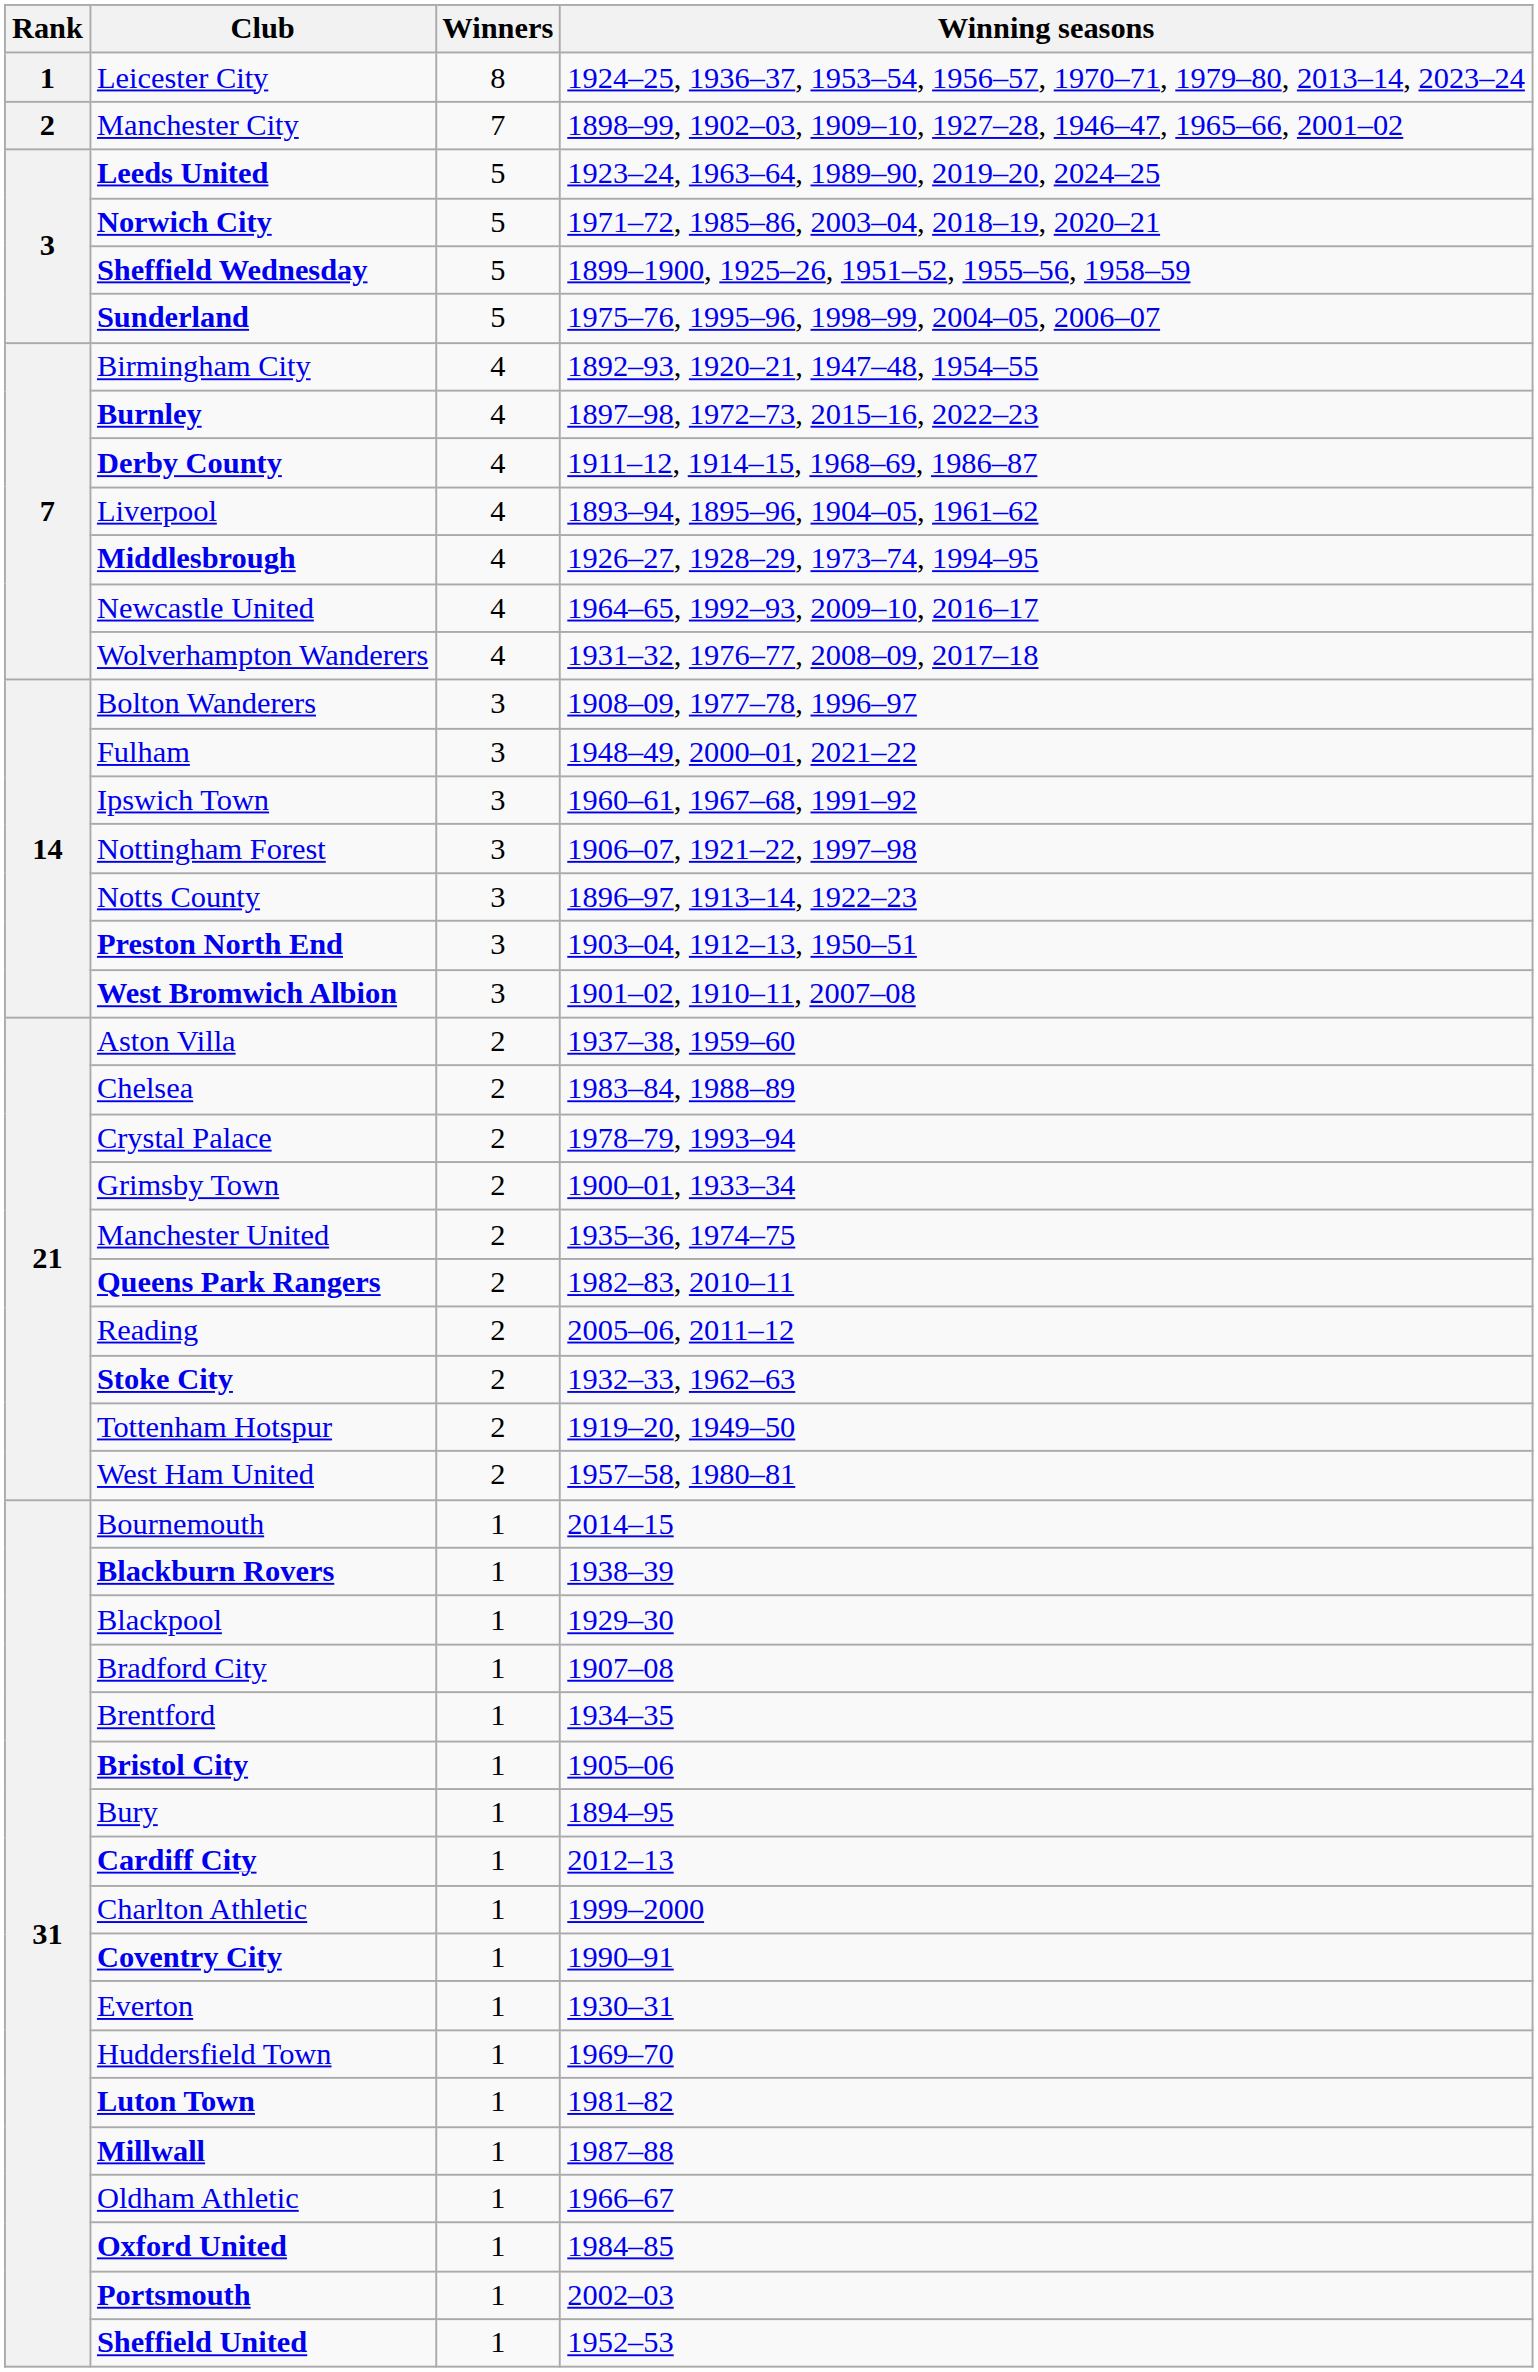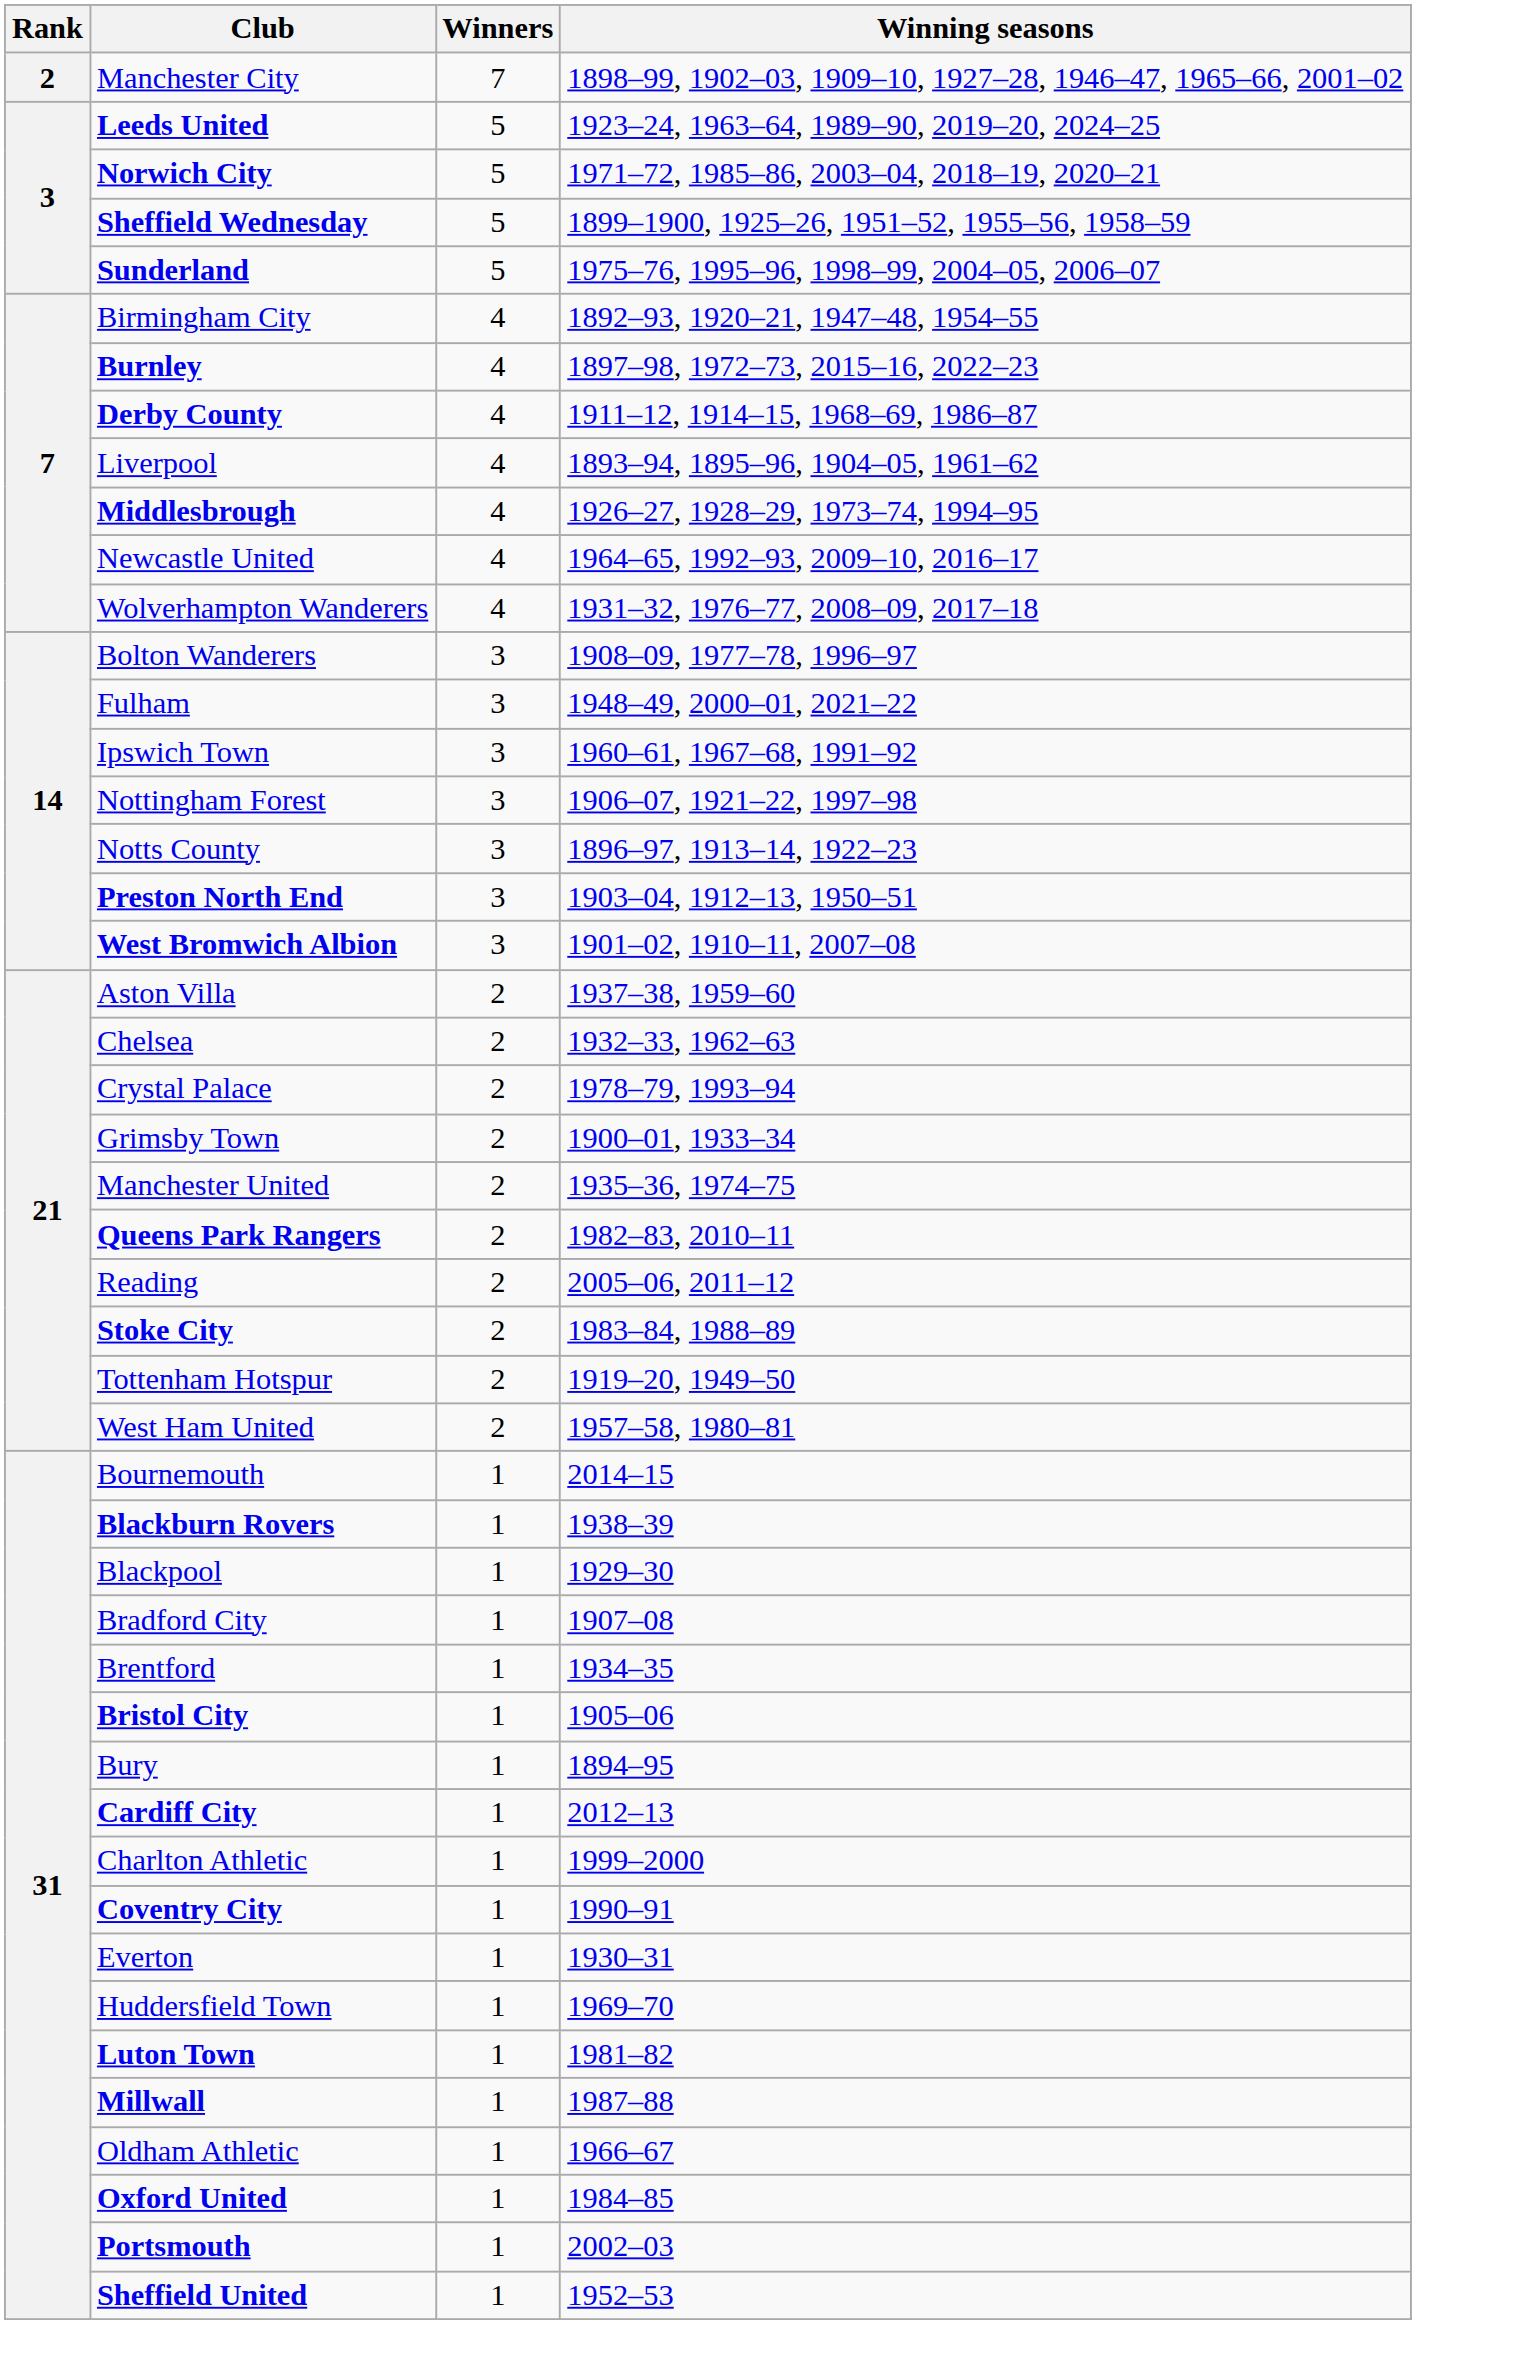- row: (183, 76)
(681, 1089) 1983–84, 1988–89 -> (681, 1041) 1932–33, 1962–63
(681, 1378) 1932–33, 1962–63 -> (681, 1330) 1983–84, 1988–89
